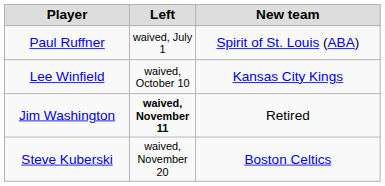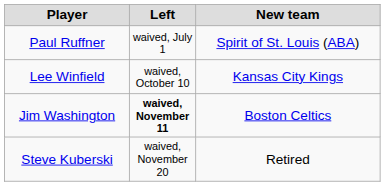(288, 115) Retired -> (288, 115) Boston Celtics
(288, 159) Boston Celtics -> (288, 159) Retired
